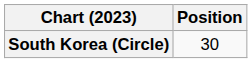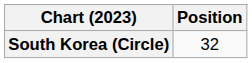(210, 44) 30 -> (210, 44) 32
